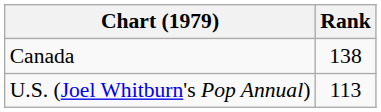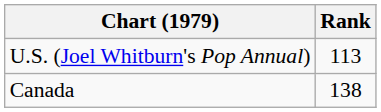rows swapped: (42, 55) <-> (160, 90)
